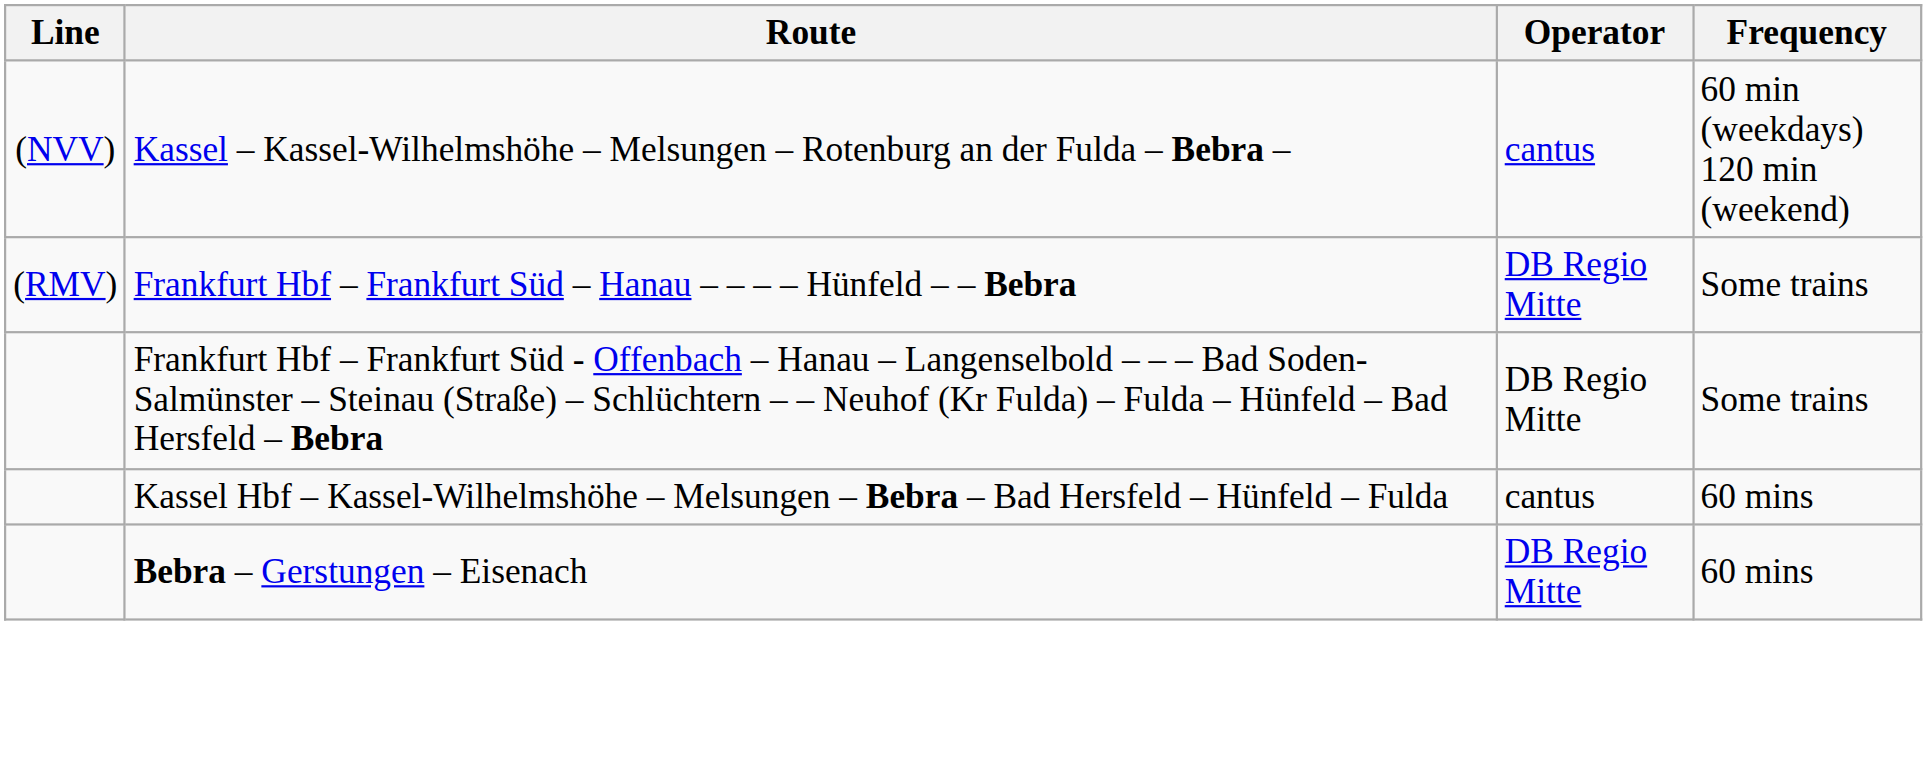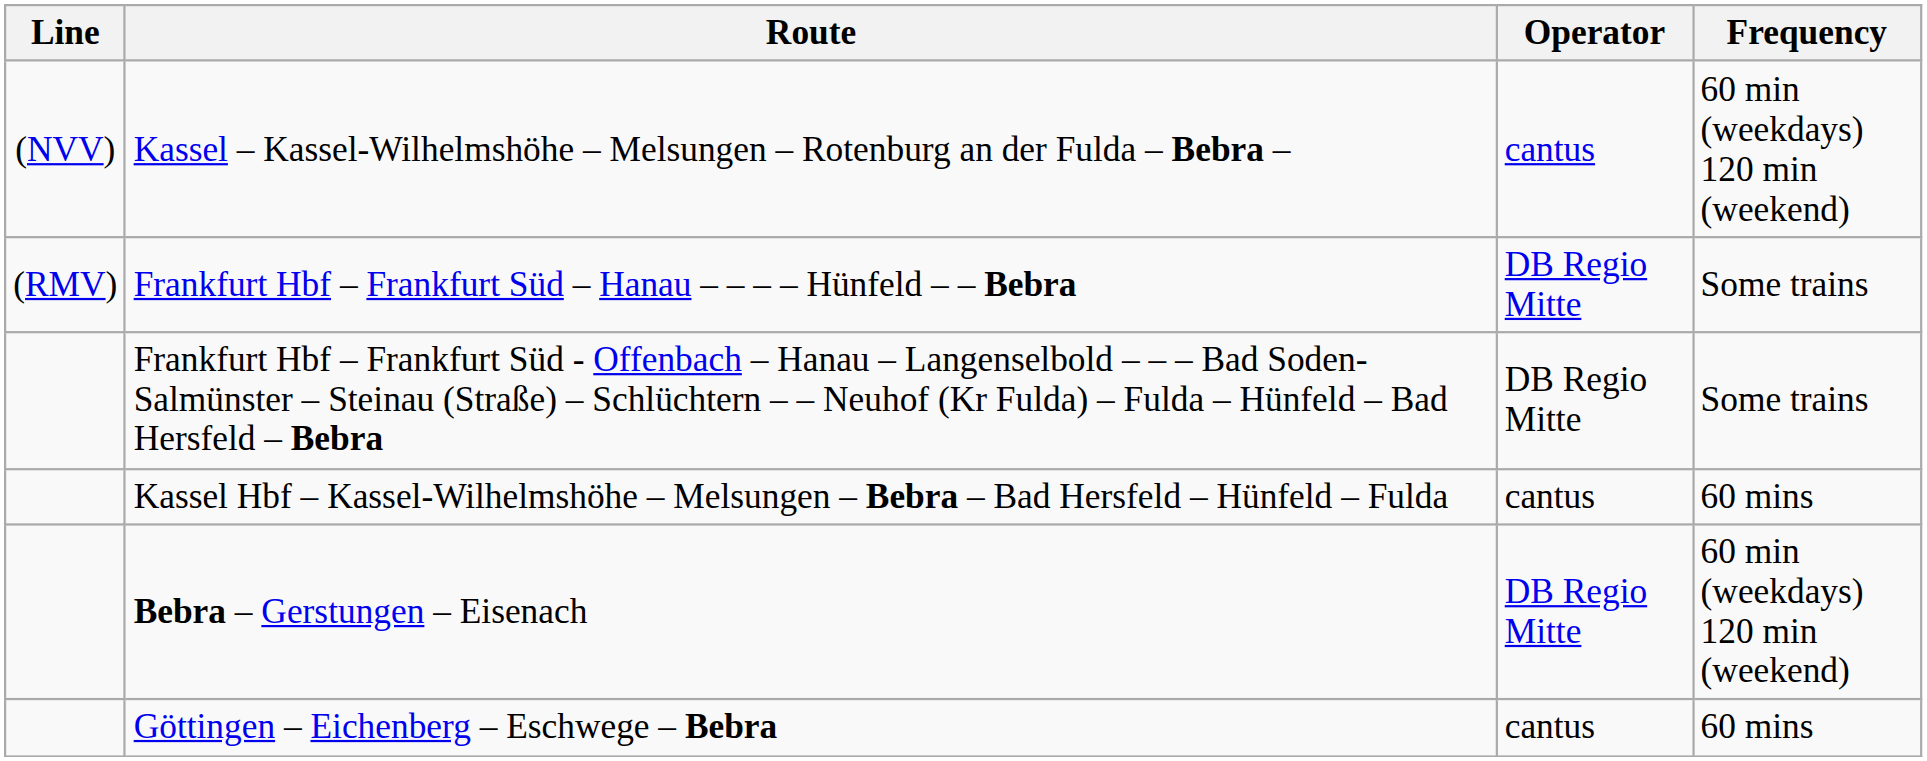(1757, 571) 60 mins -> (1782, 611) 60 min (weekdays) 120 min (weekend)
+ row: (455, 727)
